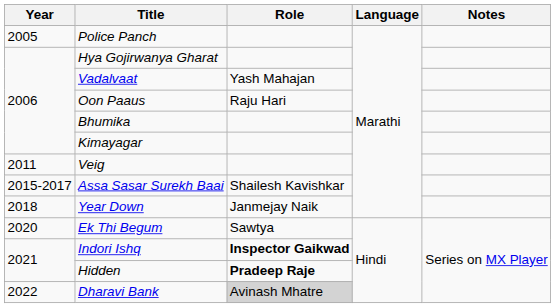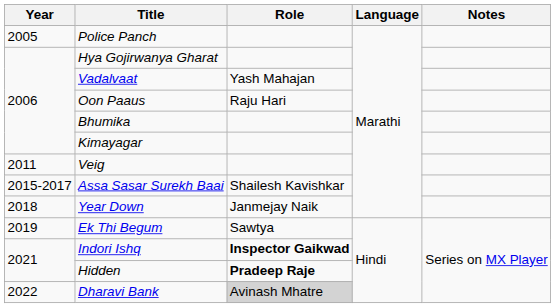(22, 228) 2020 -> (22, 228) 2019
